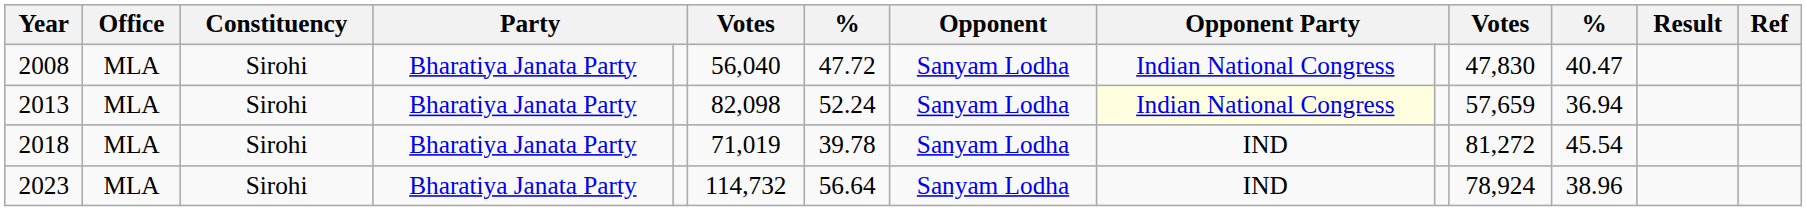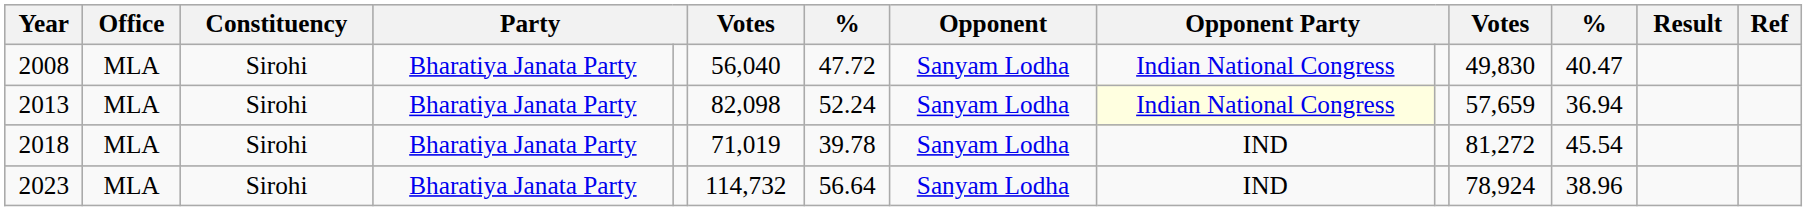(1500, 64) 47,830 -> (1500, 64) 49,830
